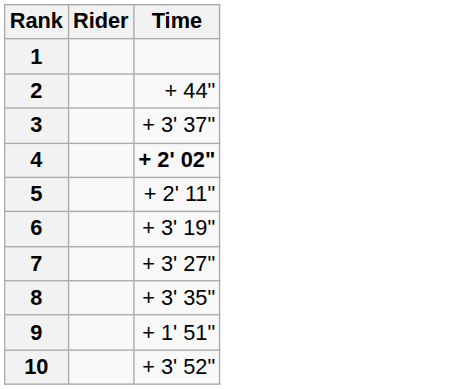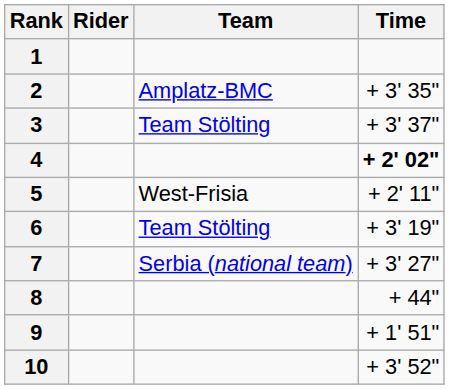+ column: (246, 21)
(190, 90) + 44" -> (403, 90) + 3' 35"
(179, 297) + 3' 35" -> (414, 297) + 44"
